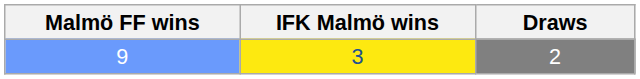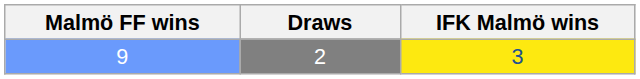columns swapped: (357, 22) <-> (555, 22)
